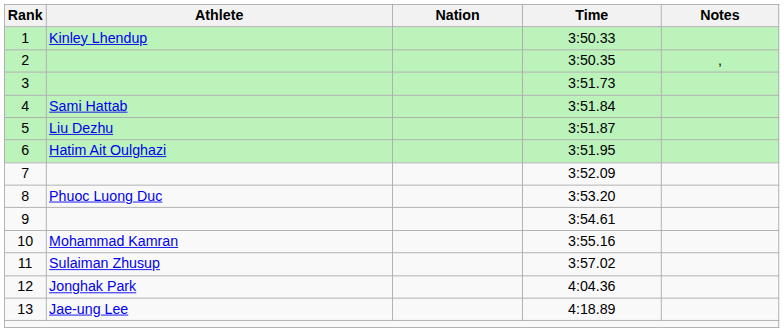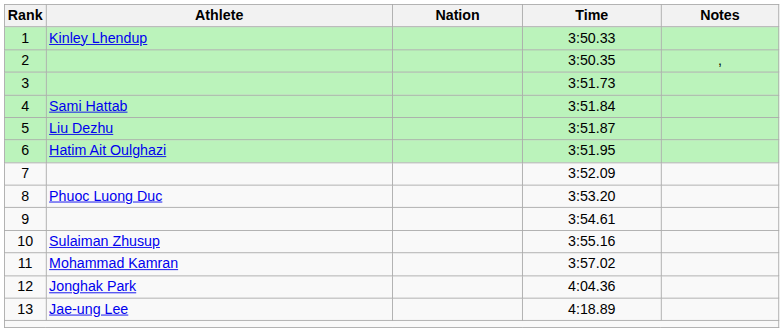(114, 241) Mohammad Kamran -> (105, 241) Sulaiman Zhusup
(105, 264) Sulaiman Zhusup -> (114, 264) Mohammad Kamran
